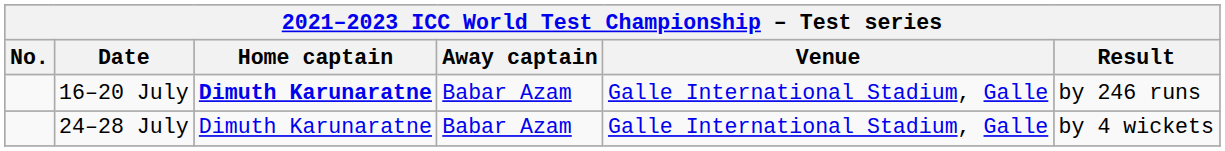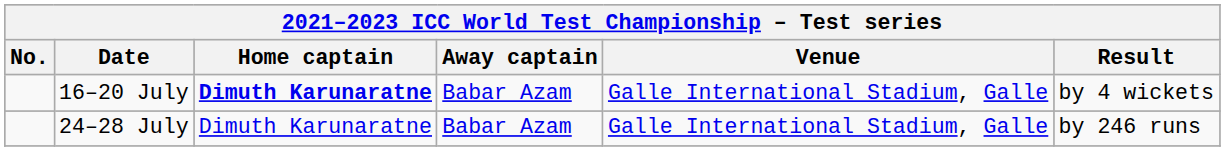(1130, 93) by 246 runs -> (1136, 93) by 4 wickets
(1136, 128) by 4 wickets -> (1130, 128) by 246 runs
